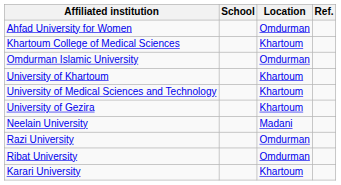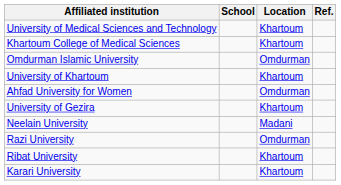rows swapped: (69, 28) <-> (112, 92)
(285, 156) Omdurman -> (281, 156) Khartoum
